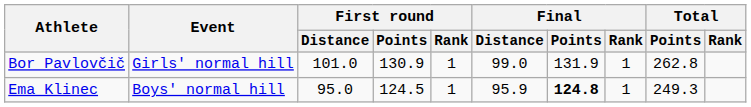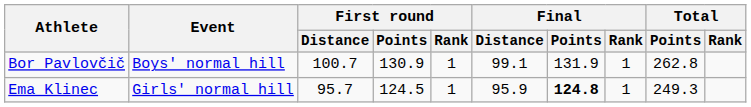(213, 64) Girls' normal hill -> (209, 64) Boys' normal hill
(335, 64) 101.0 -> (335, 64) 100.7
(510, 64) 99.0 -> (510, 64) 99.1
(209, 90) Boys' normal hill -> (213, 90) Girls' normal hill
(335, 90) 95.0 -> (335, 90) 95.7
